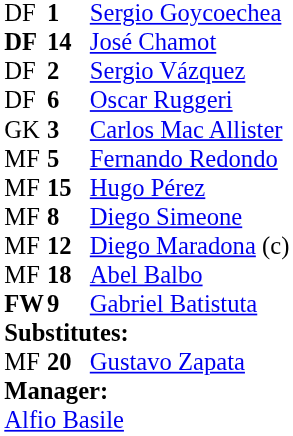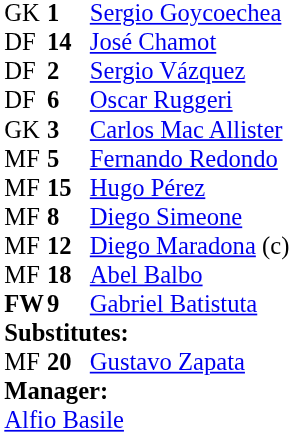(20, 13) DF -> (22, 13) GK
(21, 42) bold -> (20, 42) normal
